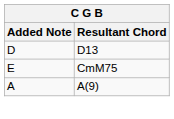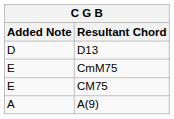+ row: (92, 86)
